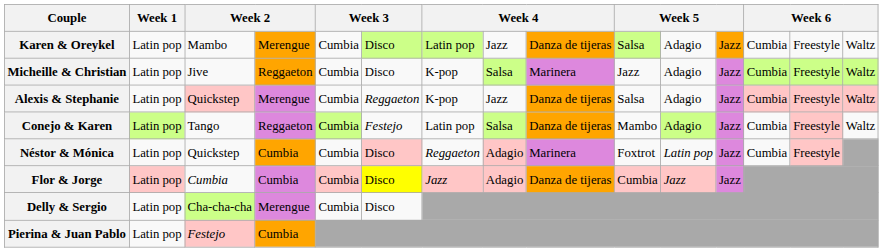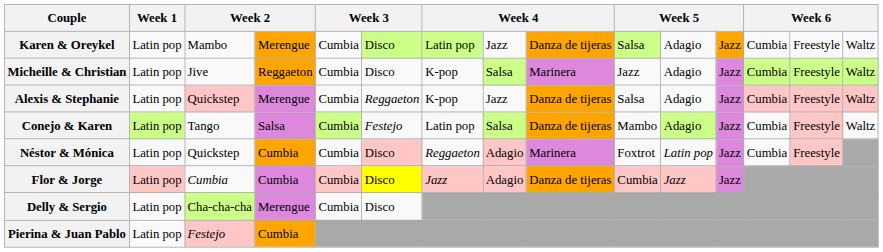(285, 126) Reggaeton -> (271, 126) Salsa
